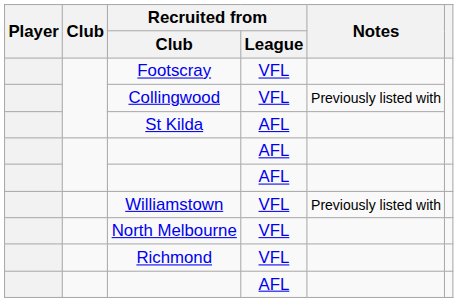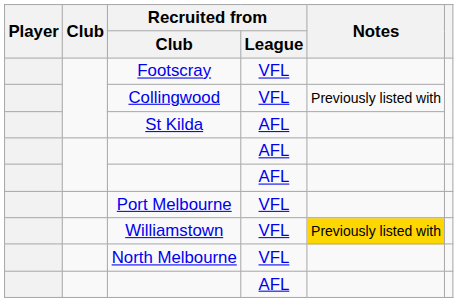+ row: (174, 204)
(376, 205) no background -> (376, 232) gold background
- row: (174, 257)
